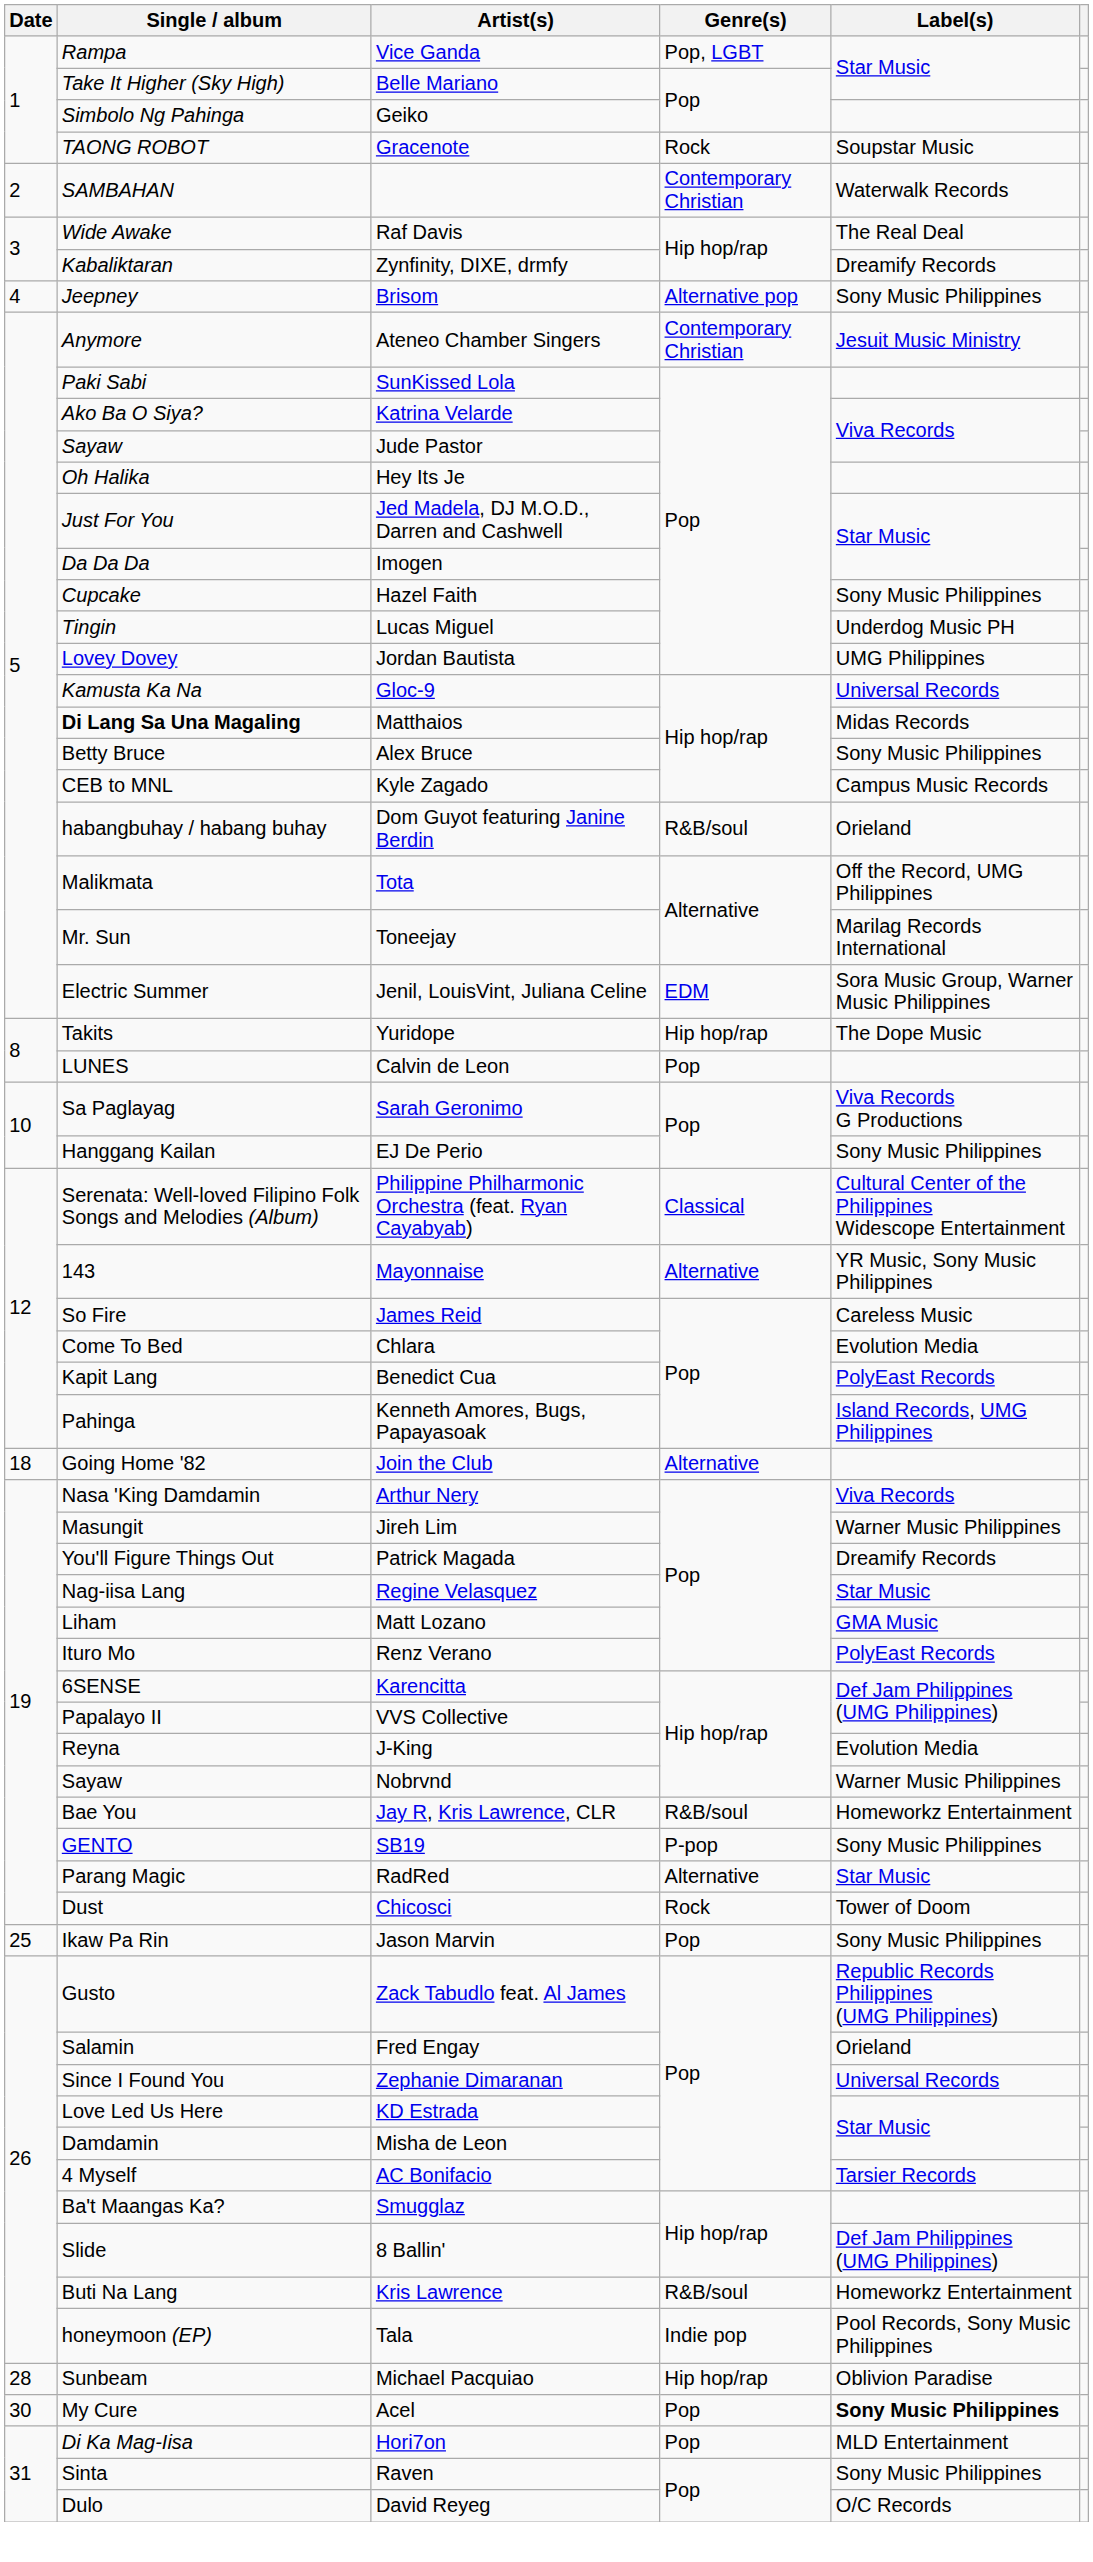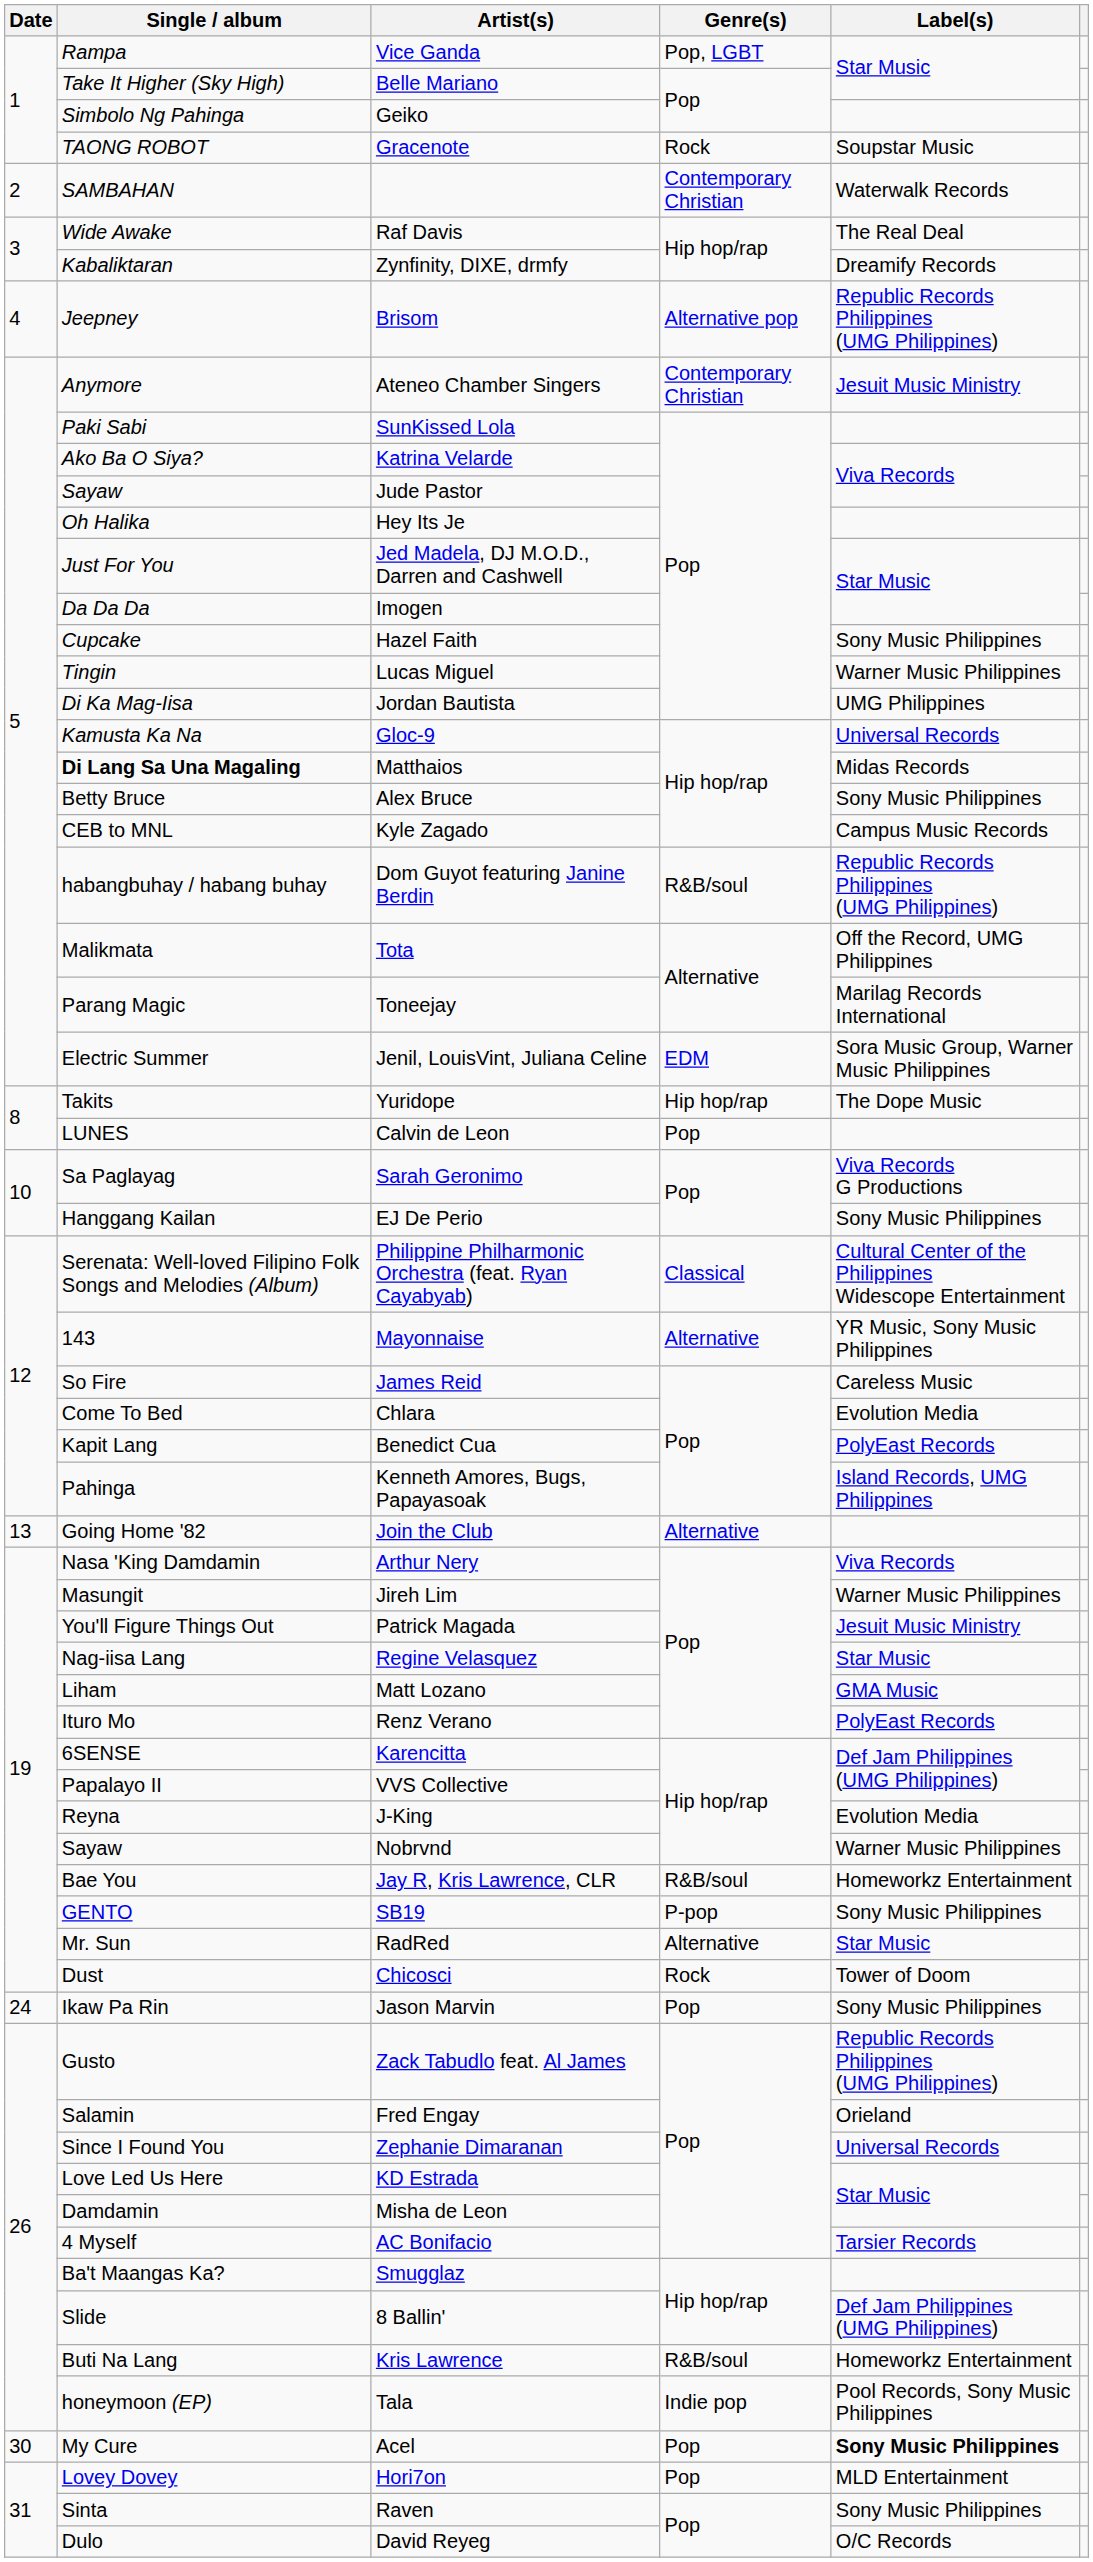(939, 296) Sony Music Philippines -> (917, 319) Republic Records Philippines (UMG Philippines)
(925, 627) Underdog Music PH -> (948, 672) Warner Music Philippines
(120, 658) Lovey Dovey -> (127, 703) Di Ka Mag-Iisa
(874, 828) Orieland -> (917, 884) Republic Records Philippines (UMG Philippines)
(96, 937) Mr. Sun -> (124, 1004) Parang Magic
(20, 1463) 18 -> (20, 1531) 13
(916, 1559) Dreamify Records -> (928, 1626) Jesuit Music Ministry
(124, 1876) Parang Magic -> (96, 1943) Mr. Sun
(20, 1939) 25 -> (20, 2007) 24
- row: (455, 2378)
(127, 2442) Di Ka Mag-Iisa -> (120, 2477) Lovey Dovey
